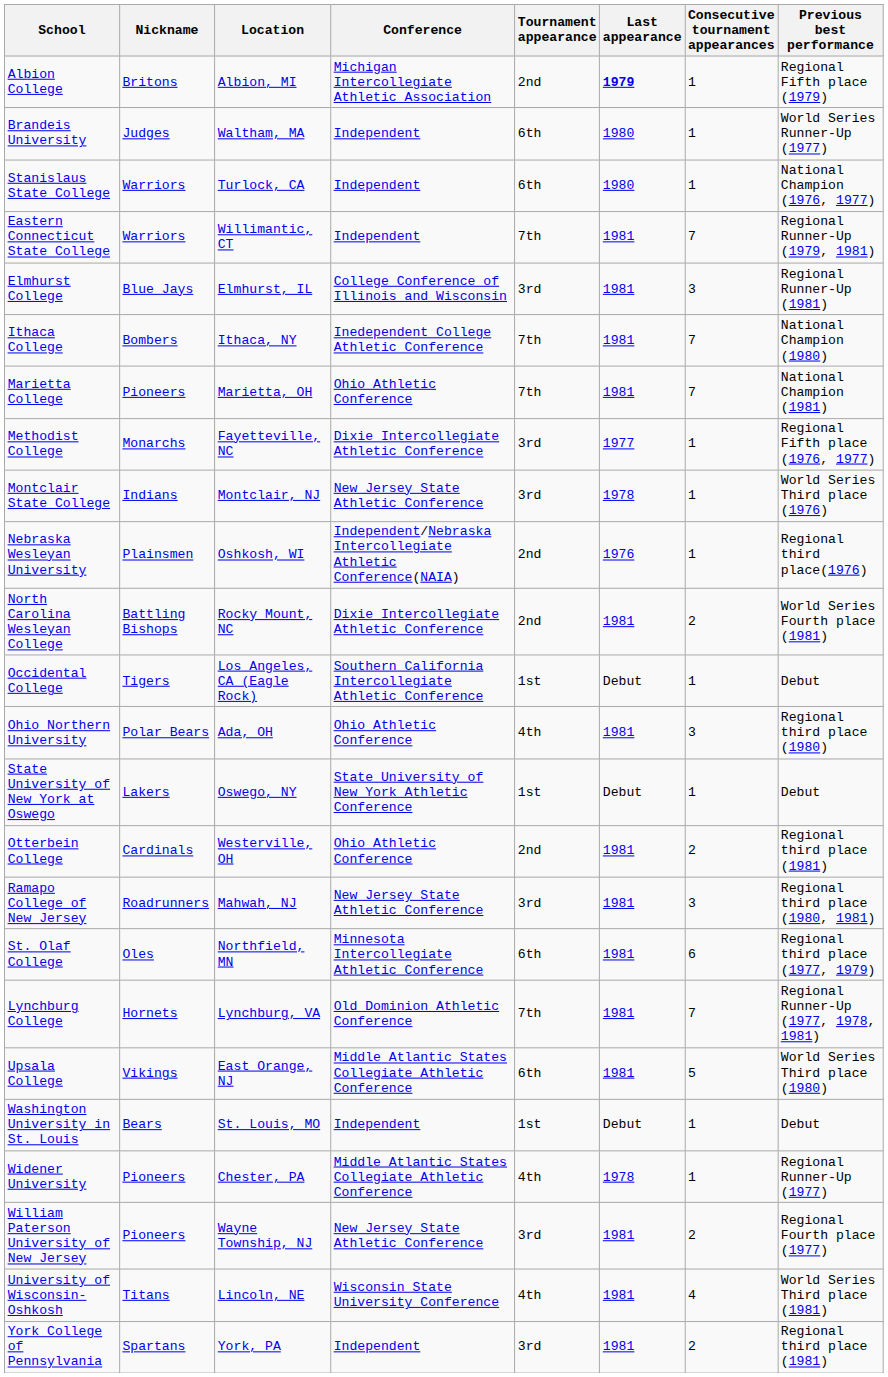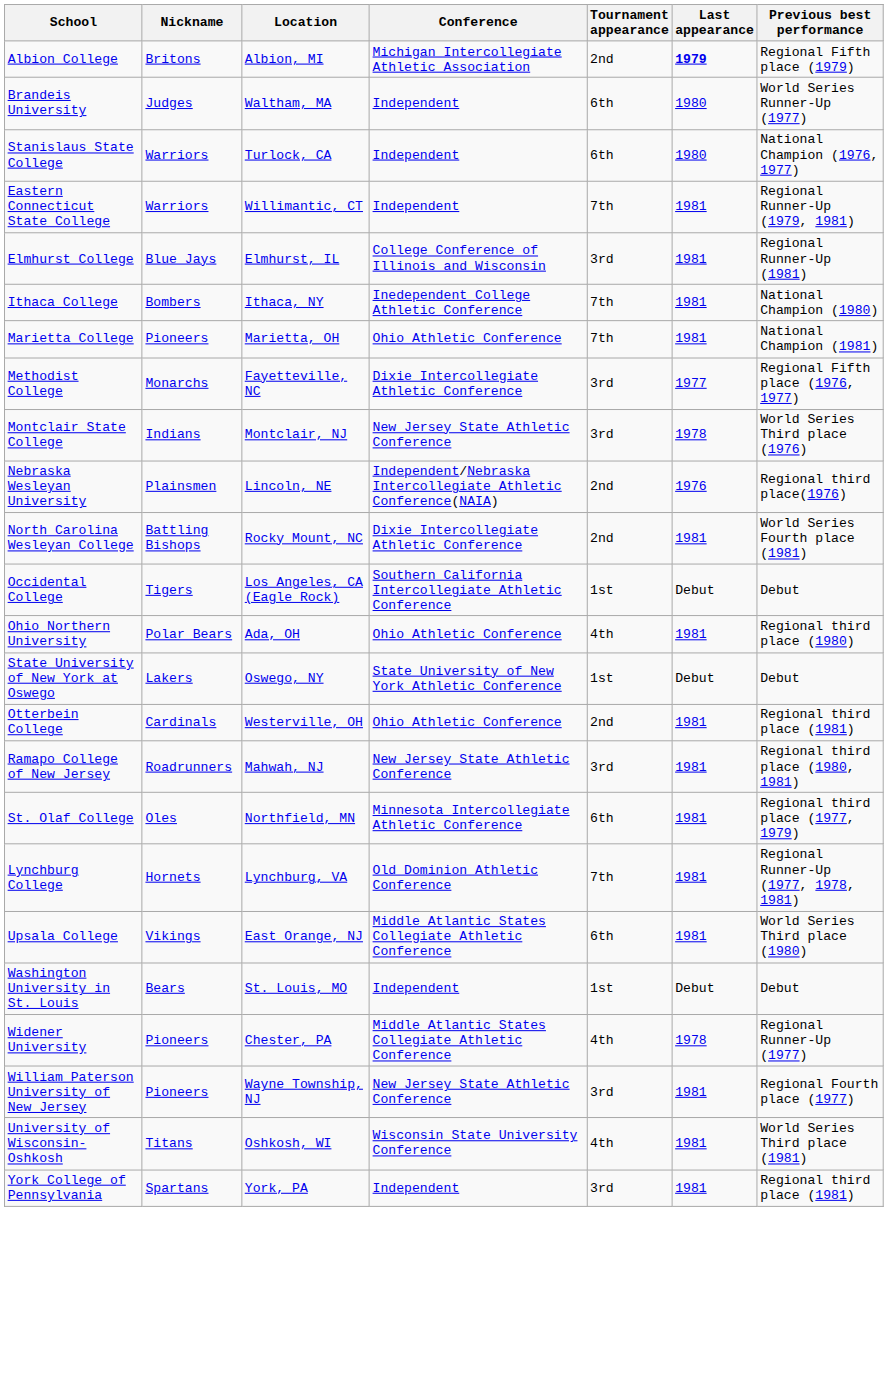- column: (731, 30)
(261, 555) Oshkosh, WI -> (288, 487) Lincoln, NE
(261, 1295) Lincoln, NE -> (288, 1144) Oshkosh, WI
